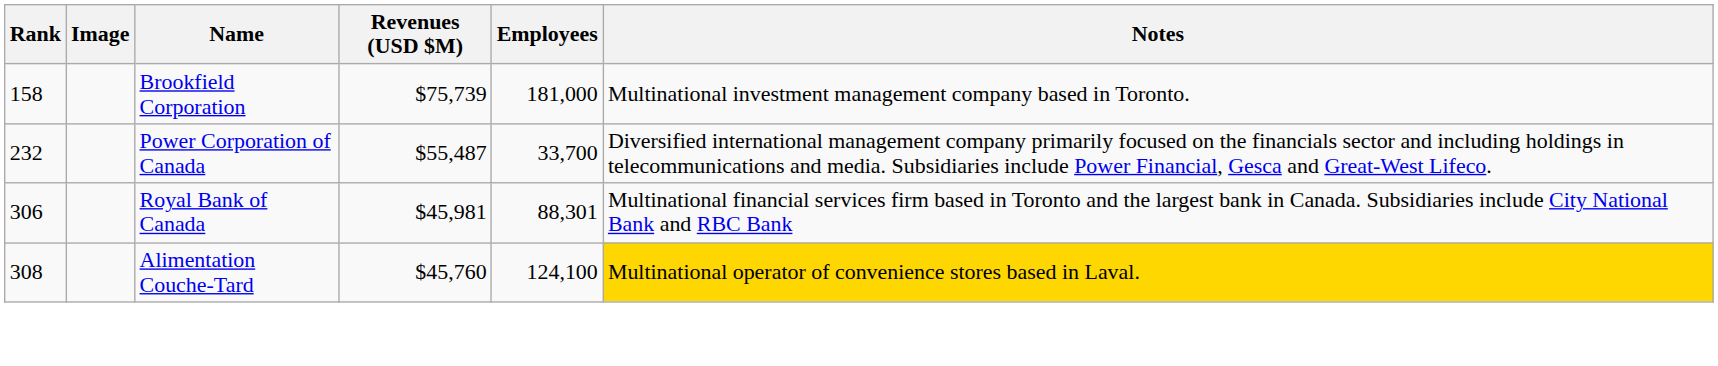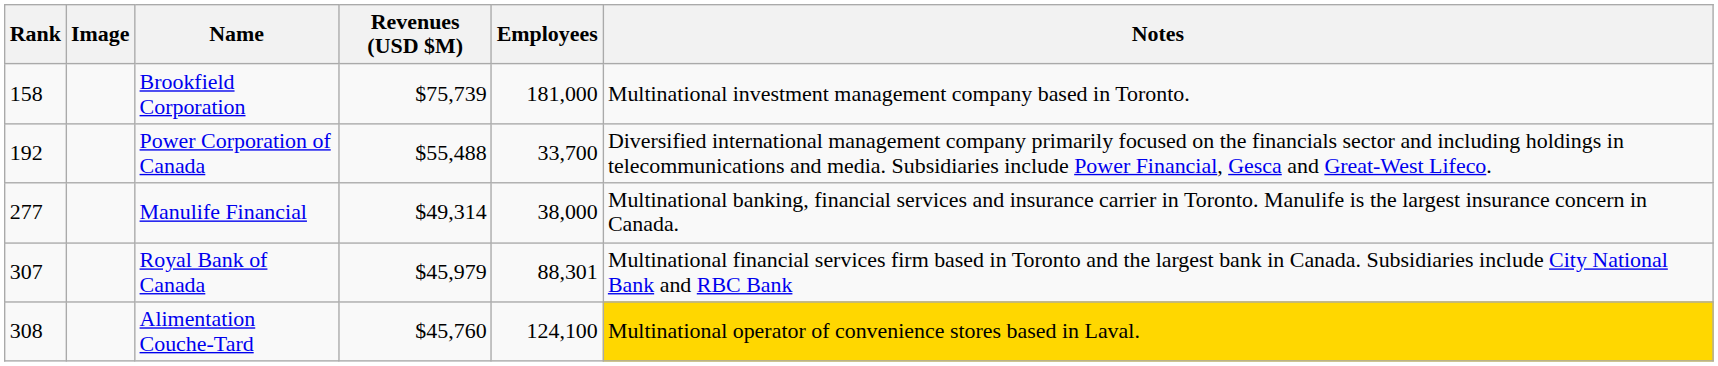(26, 153) 232 -> (26, 153) 192
(451, 153) $55,487 -> (451, 153) $55,488
+ row: (223, 212)
(26, 212) 306 -> (26, 271) 307
(451, 212) $45,981 -> (451, 271) $45,979
